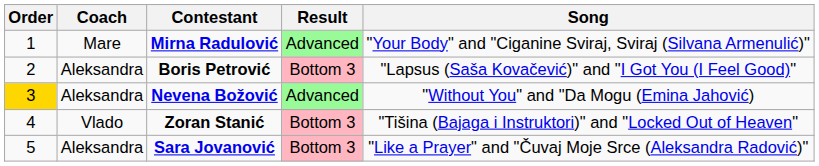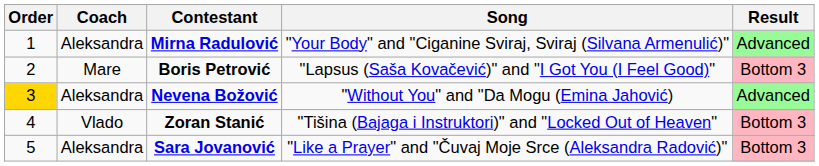columns swapped: (588, 17) <-> (322, 17)
(102, 43) Mare -> (102, 43) Aleksandra
(102, 69) Aleksandra -> (102, 69) Mare
